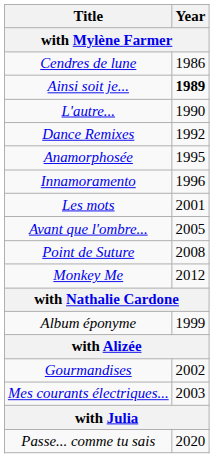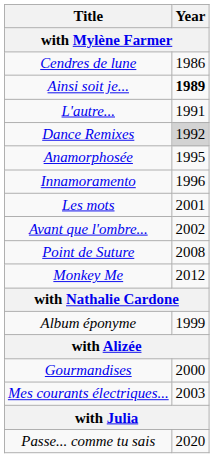(190, 110) 1990 -> (190, 110) 1991
(190, 134) no background -> (190, 134) lightgrey background
(190, 228) 2005 -> (190, 228) 2002
(190, 370) 2002 -> (190, 370) 2000
